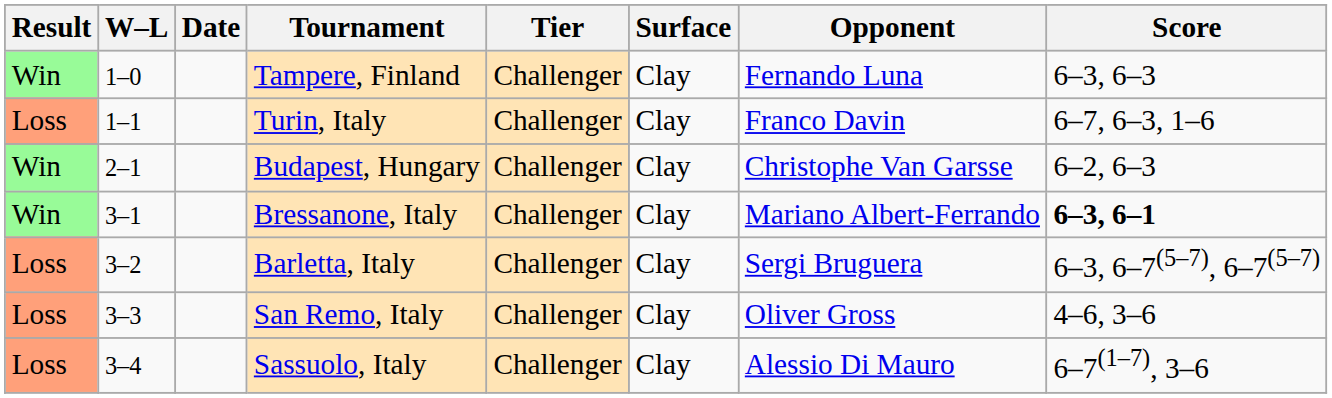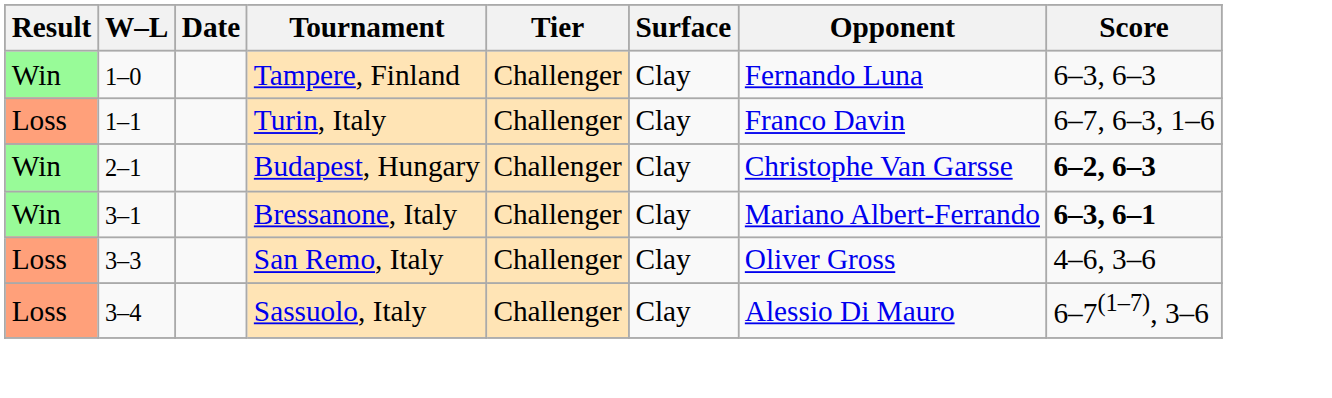(1105, 167) normal -> (1105, 167) bold
- row: (334, 263)
